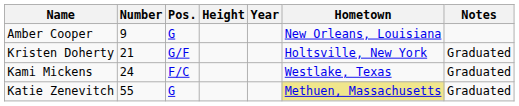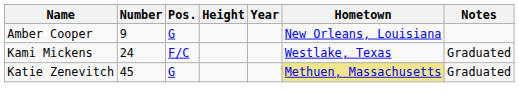- row: (61, 53)
(127, 91) 55 -> (127, 72) 45
